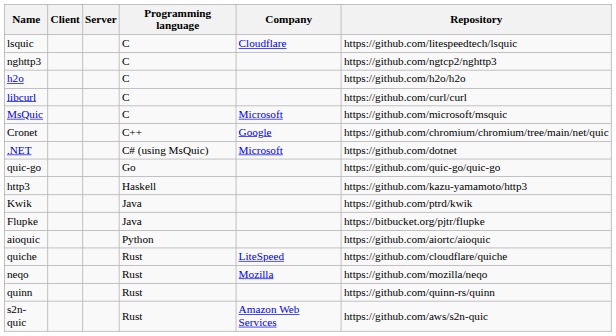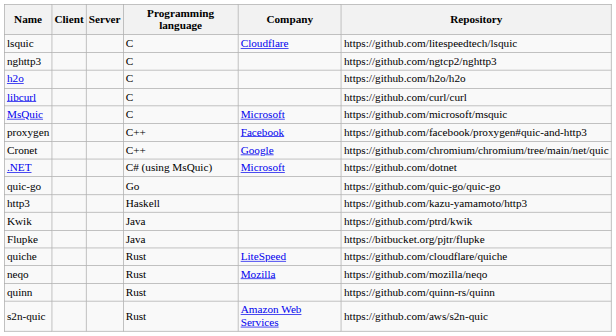+ row: (28, 132)
- row: (23, 239)
